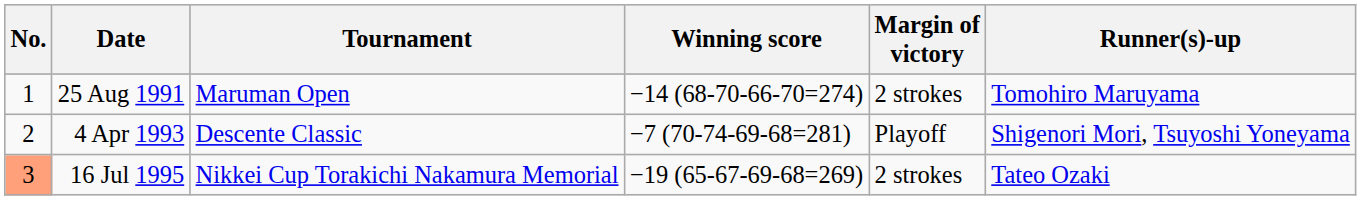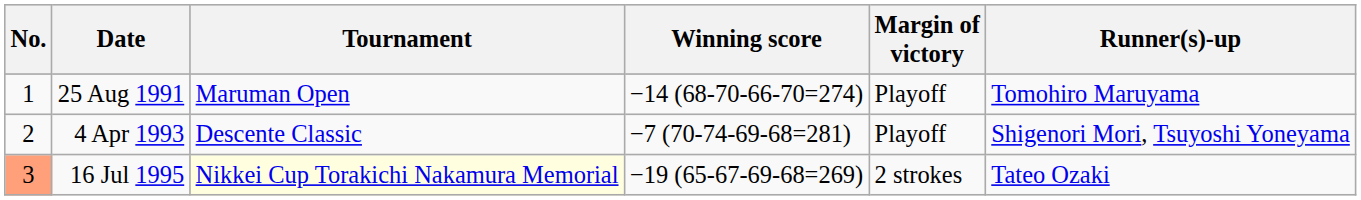(918, 94) 2 strokes -> (910, 94) Playoff
(407, 174) no background -> (407, 174) lightyellow background
